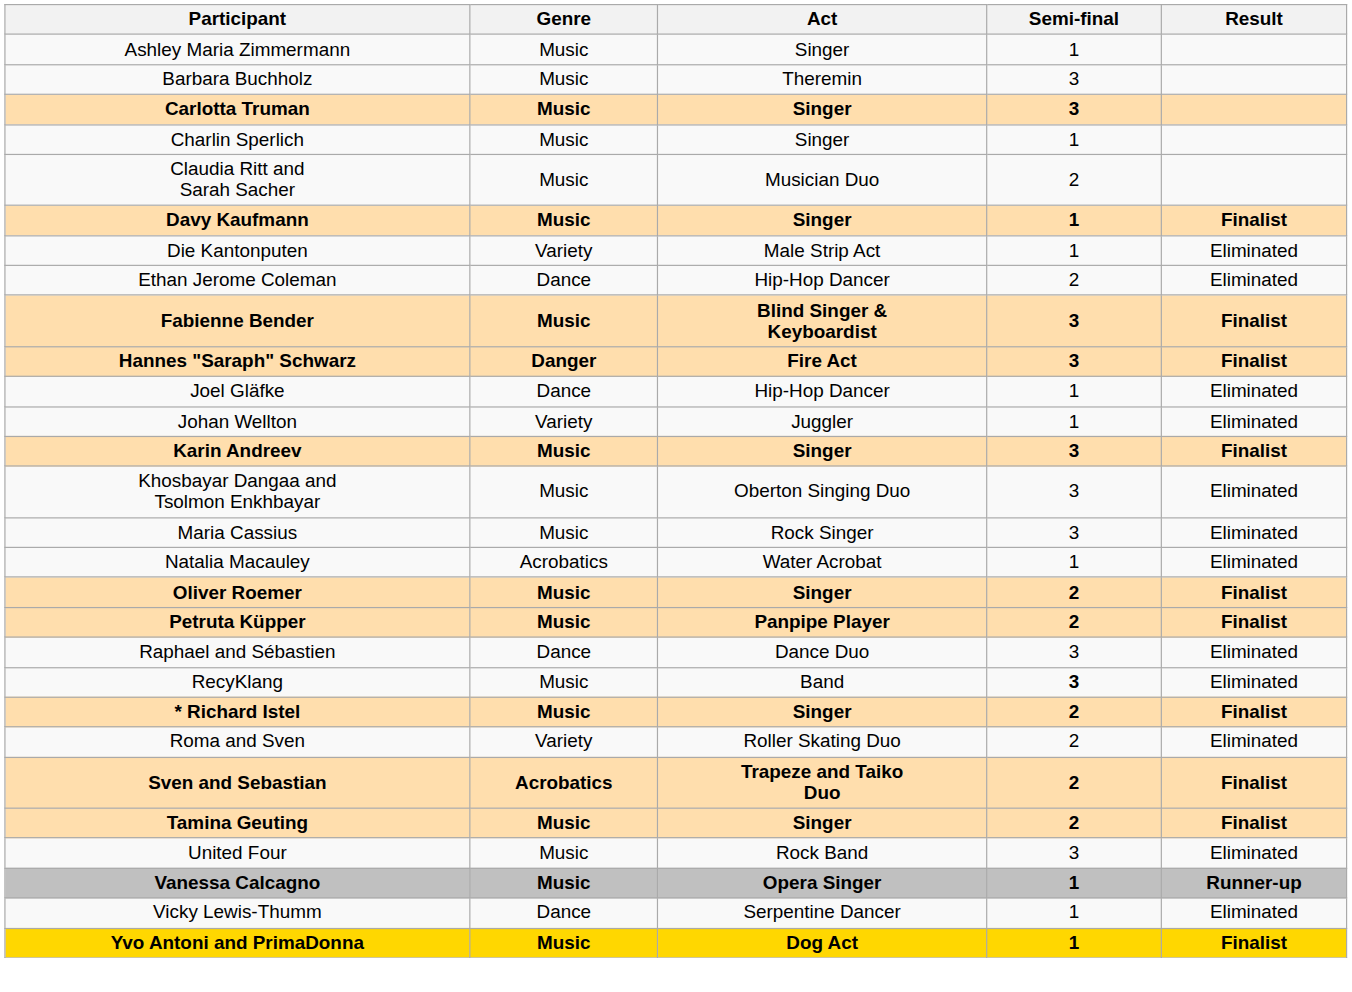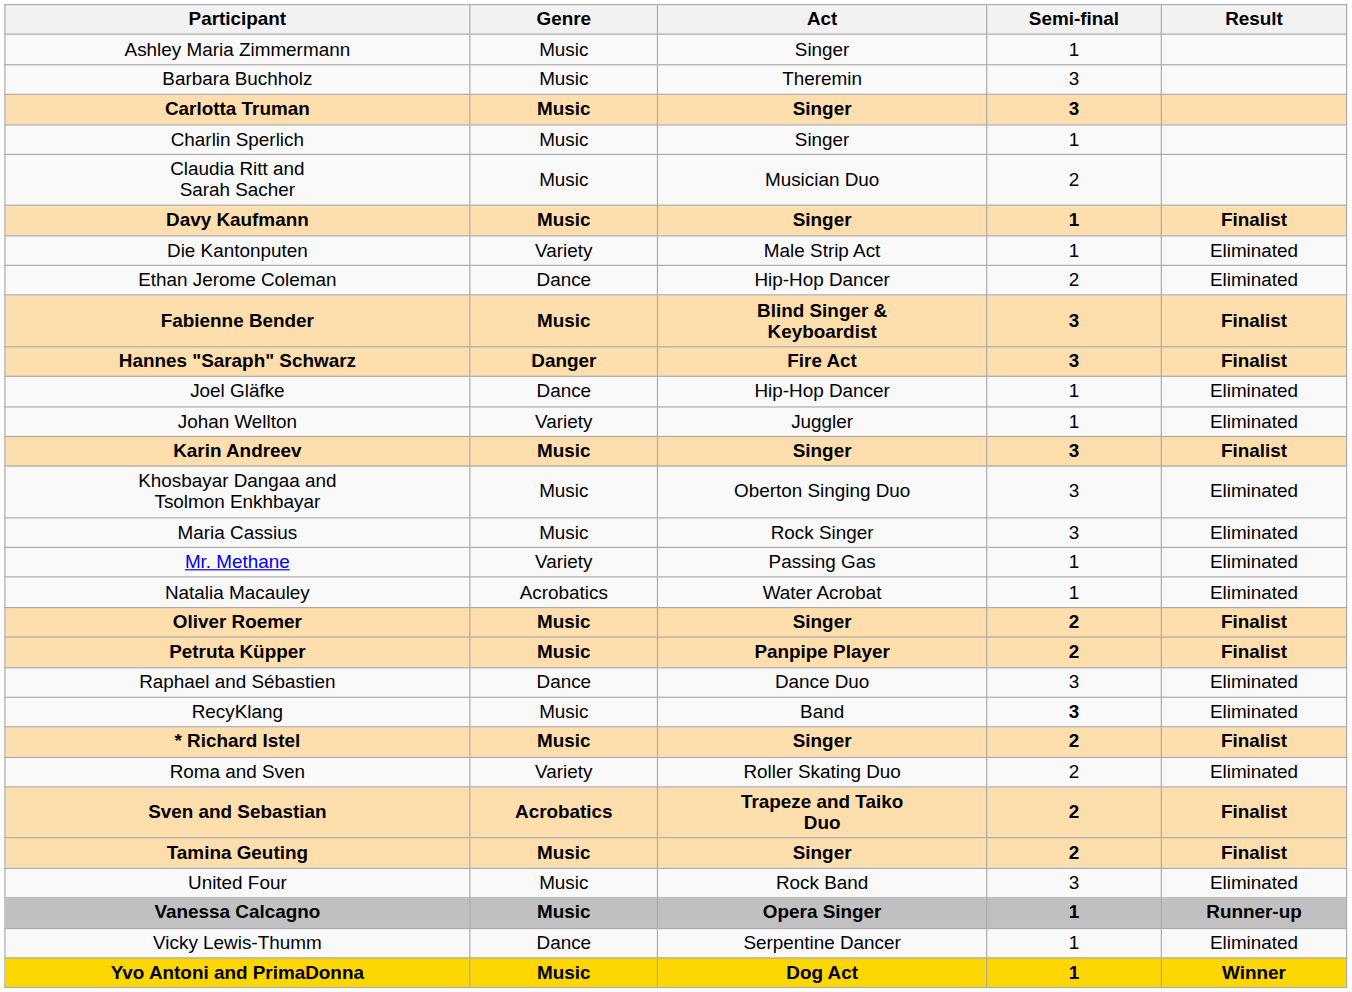+ row: (237, 562)
(1254, 942) Finalist -> (1254, 972) Winner
